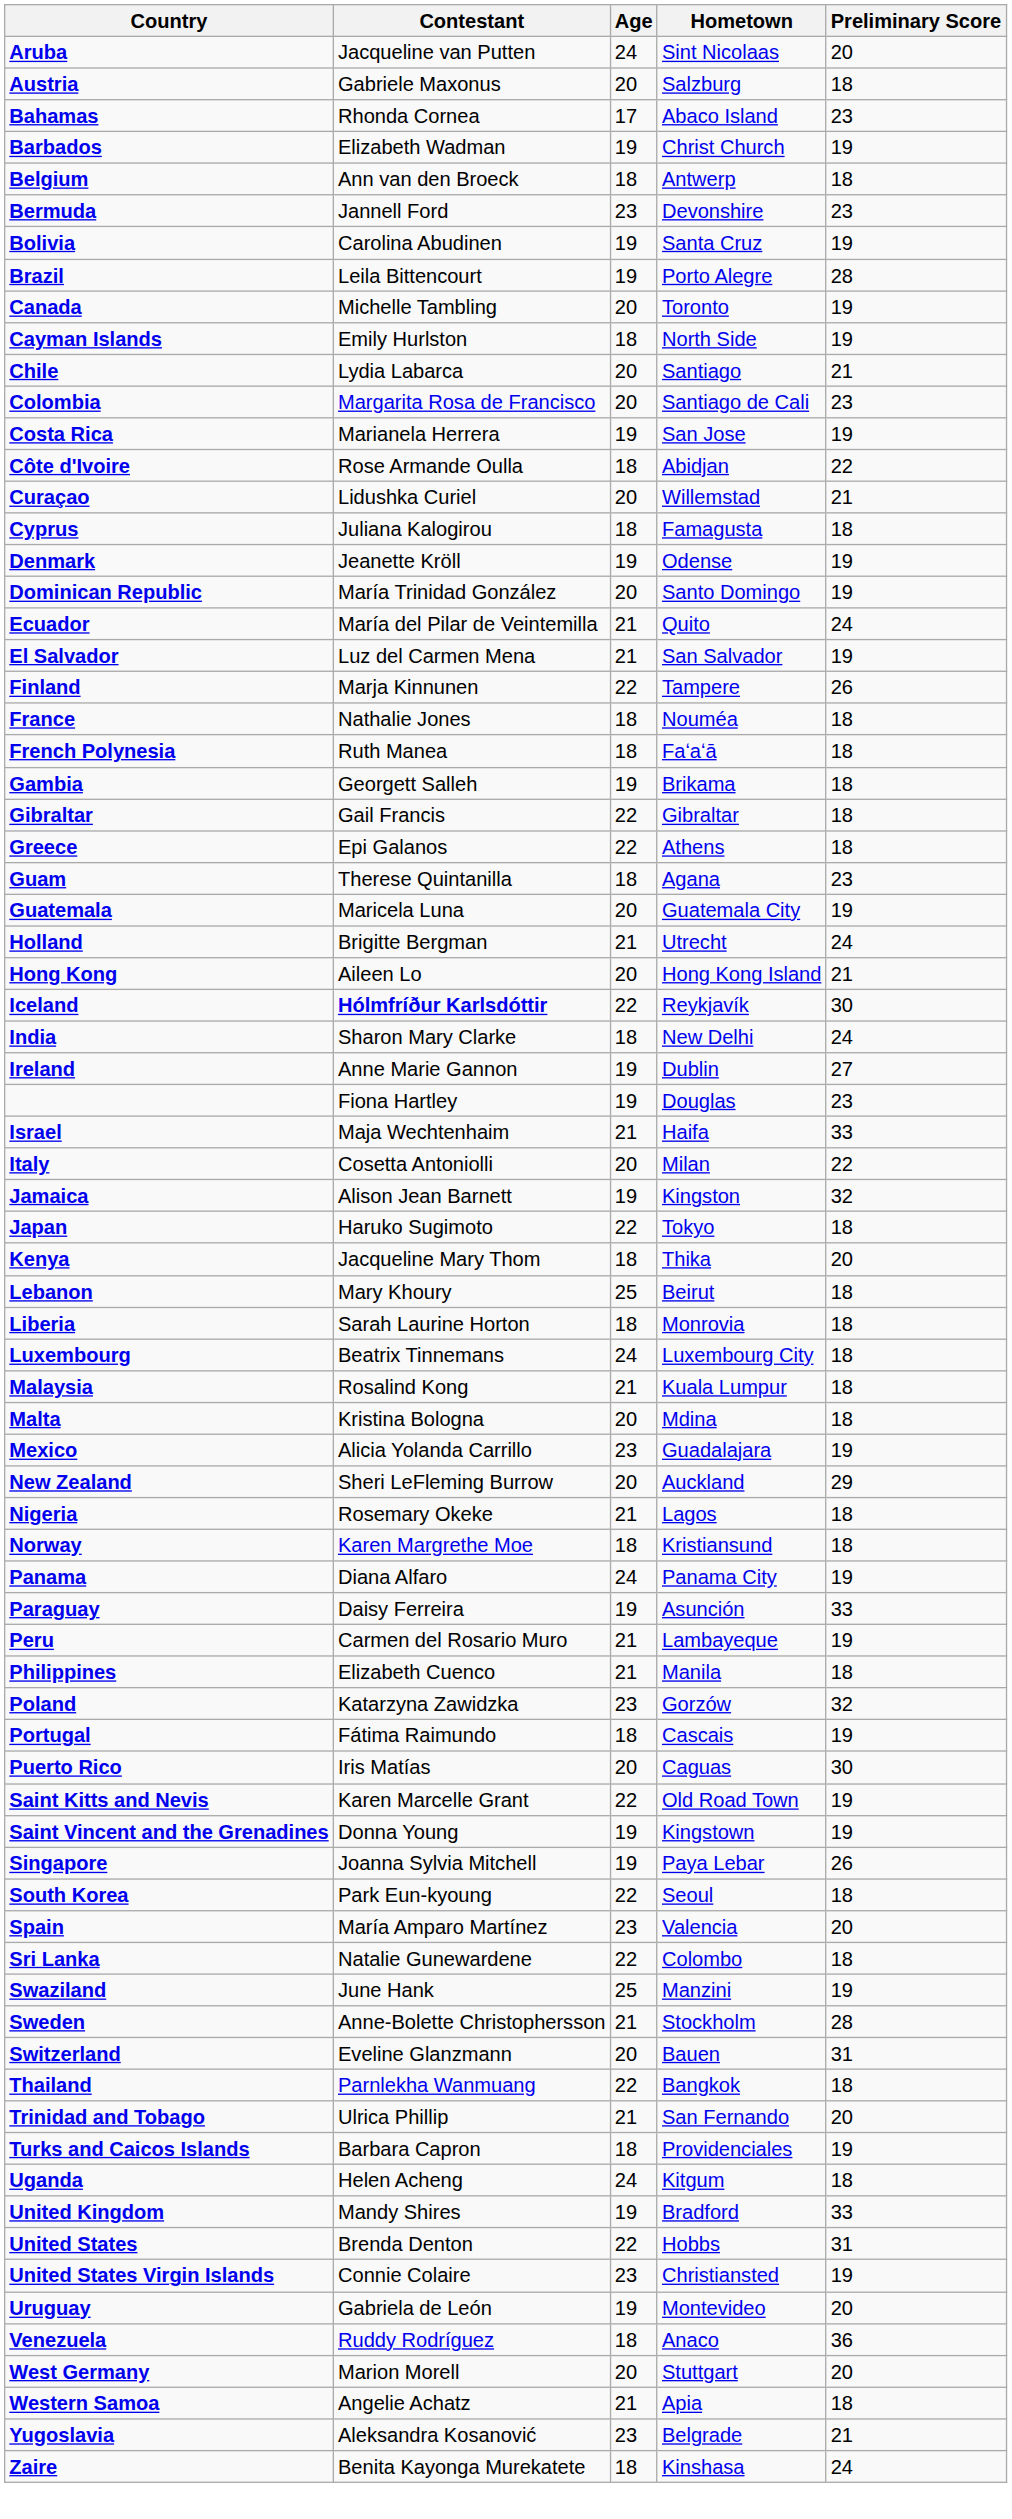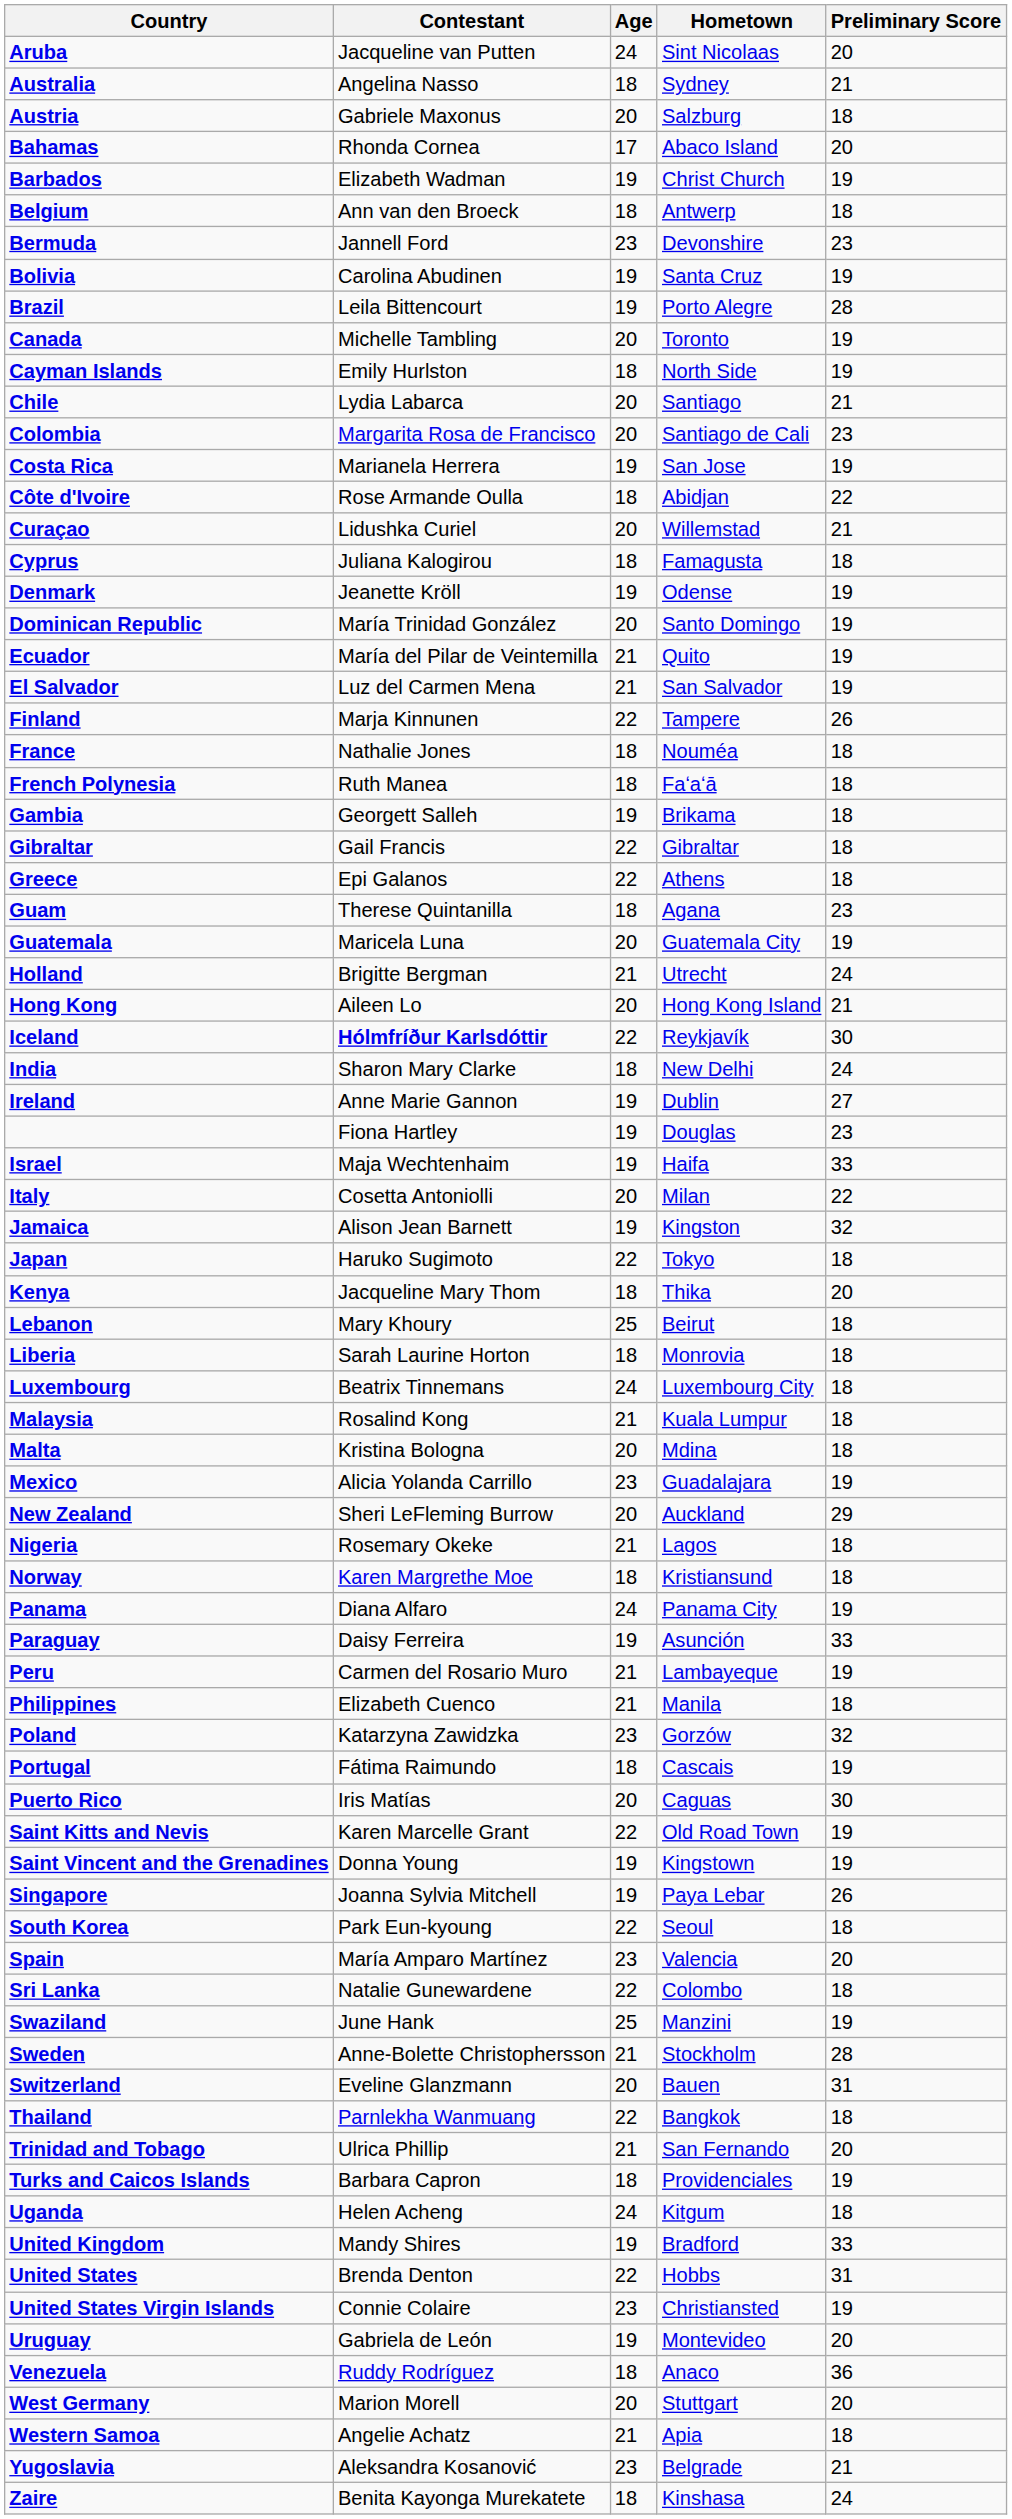+ row: (52, 84)
(842, 116) 23 -> (842, 148) 20
(842, 624) 24 -> (842, 656) 19
(626, 1132) 21 -> (626, 1164) 19
